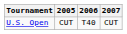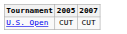- column: (89, 11)
